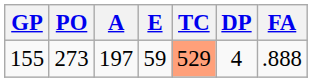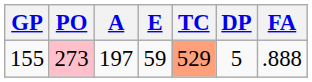(72, 58) no background -> (72, 58) pink background
(236, 58) 4 -> (236, 58) 5
